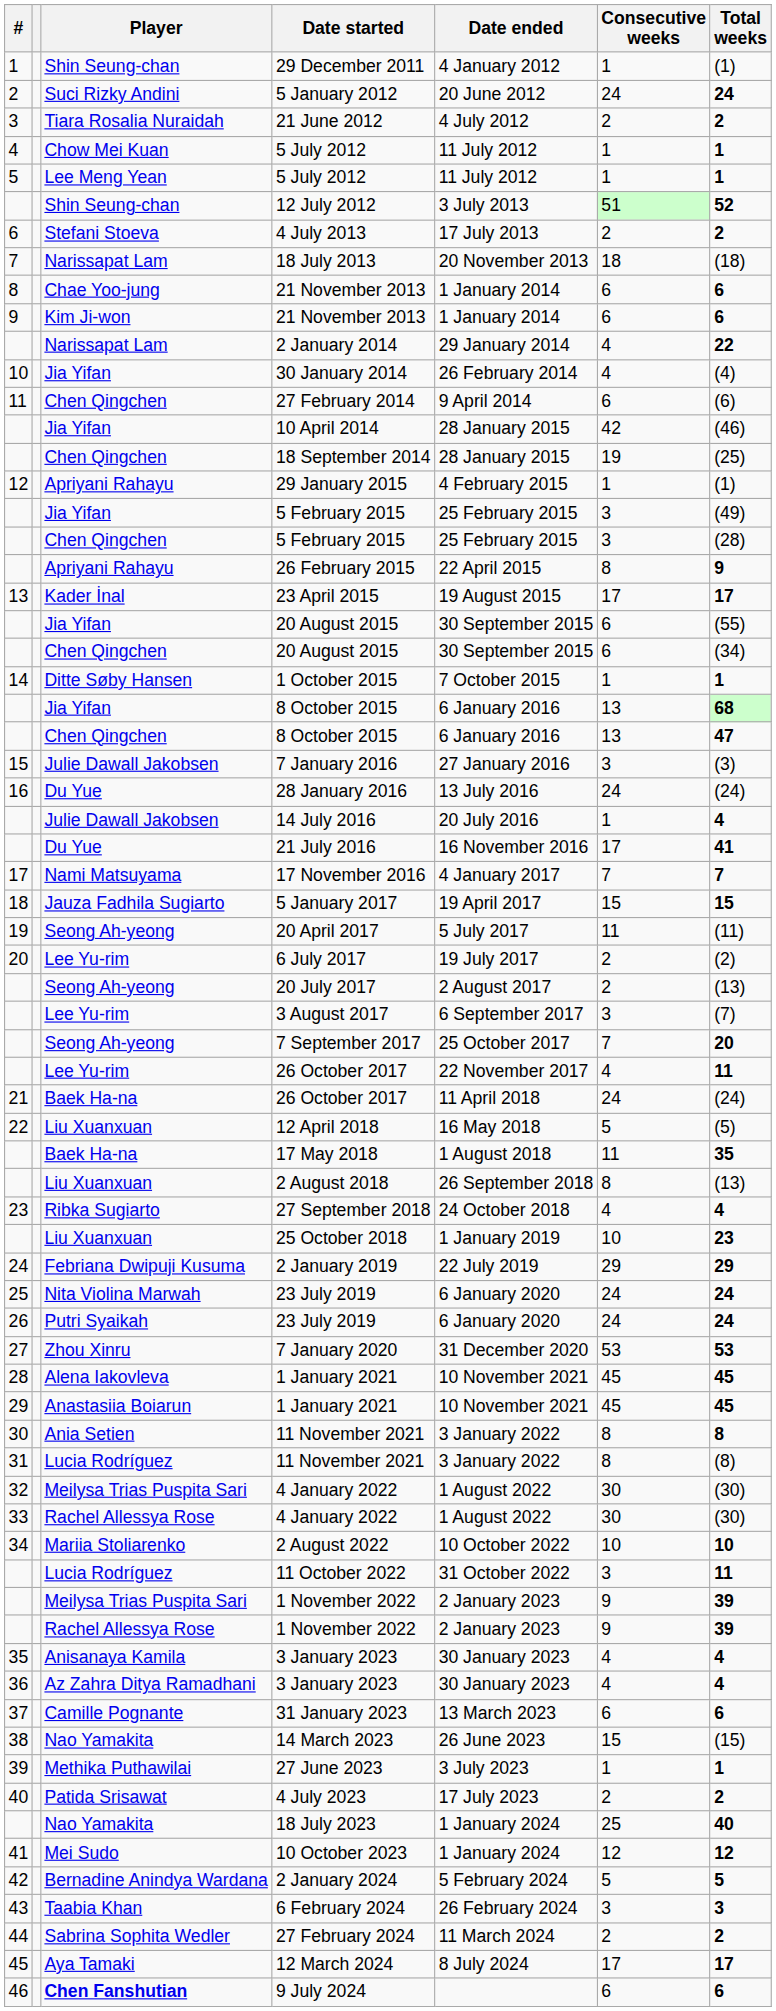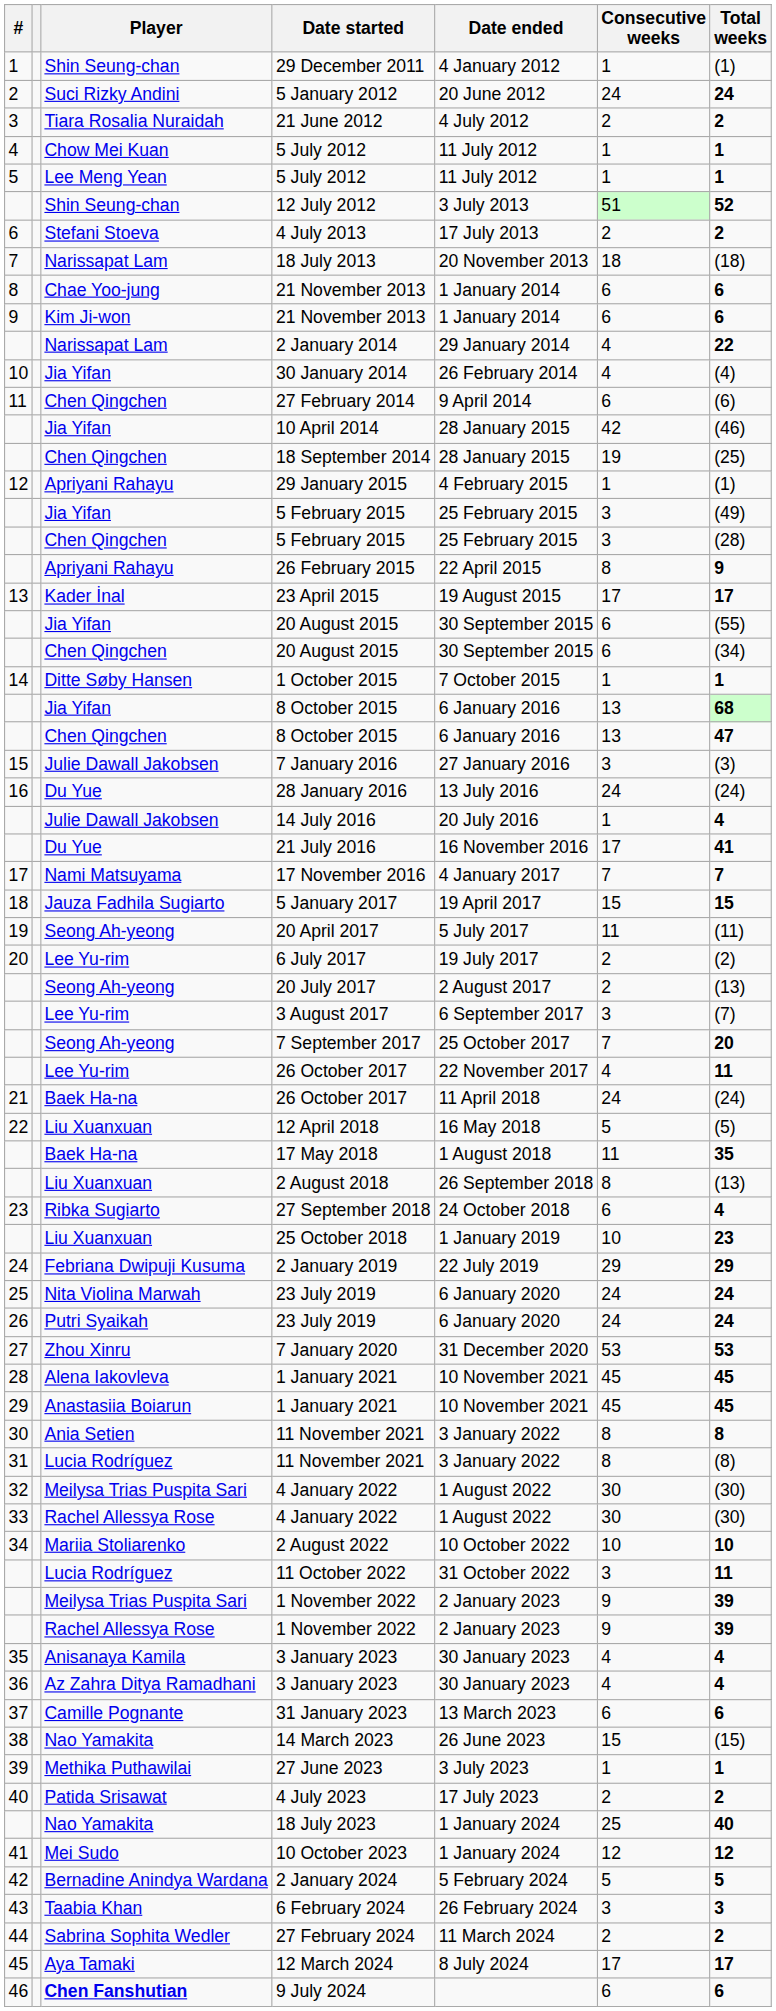(606, 1210) 4 -> (606, 1210) 6
